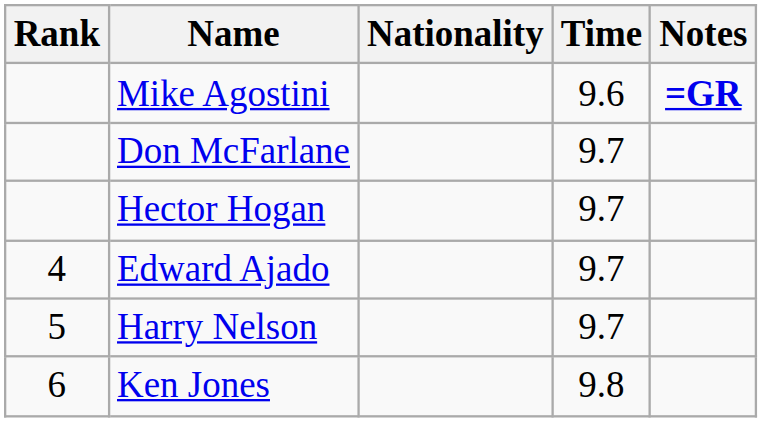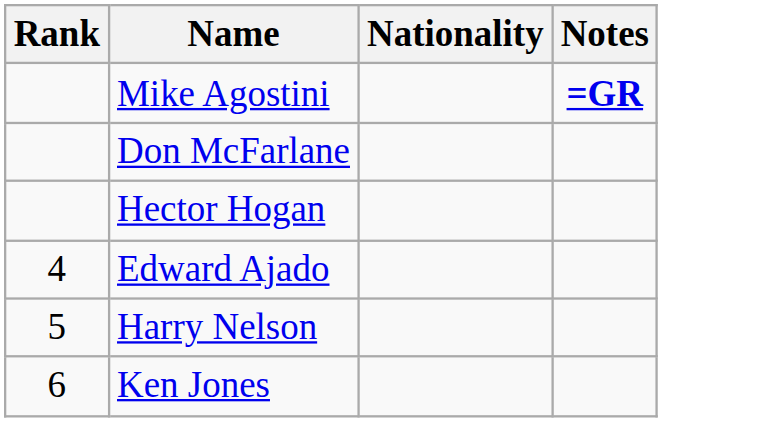- column: (601, 33)
